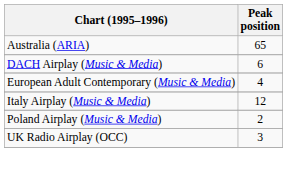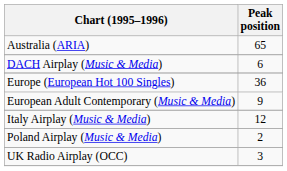+ row: (91, 82)
(260, 82) 4 -> (260, 100) 9
